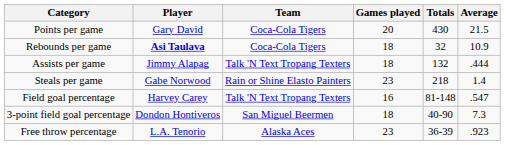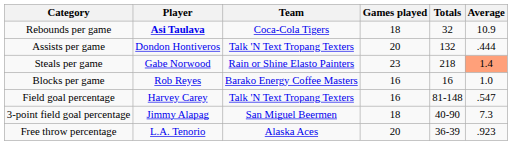- row: (69, 30)
(178, 64) Jimmy Alapag -> (178, 47) Dondon Hontiveros
(388, 64) 18 -> (395, 47) 20
(479, 81) no background -> (486, 64) lightsalmon background
+ row: (69, 81)
(178, 115) Dondon Hontiveros -> (178, 115) Jimmy Alapag
(388, 132) 23 -> (395, 132) 20
